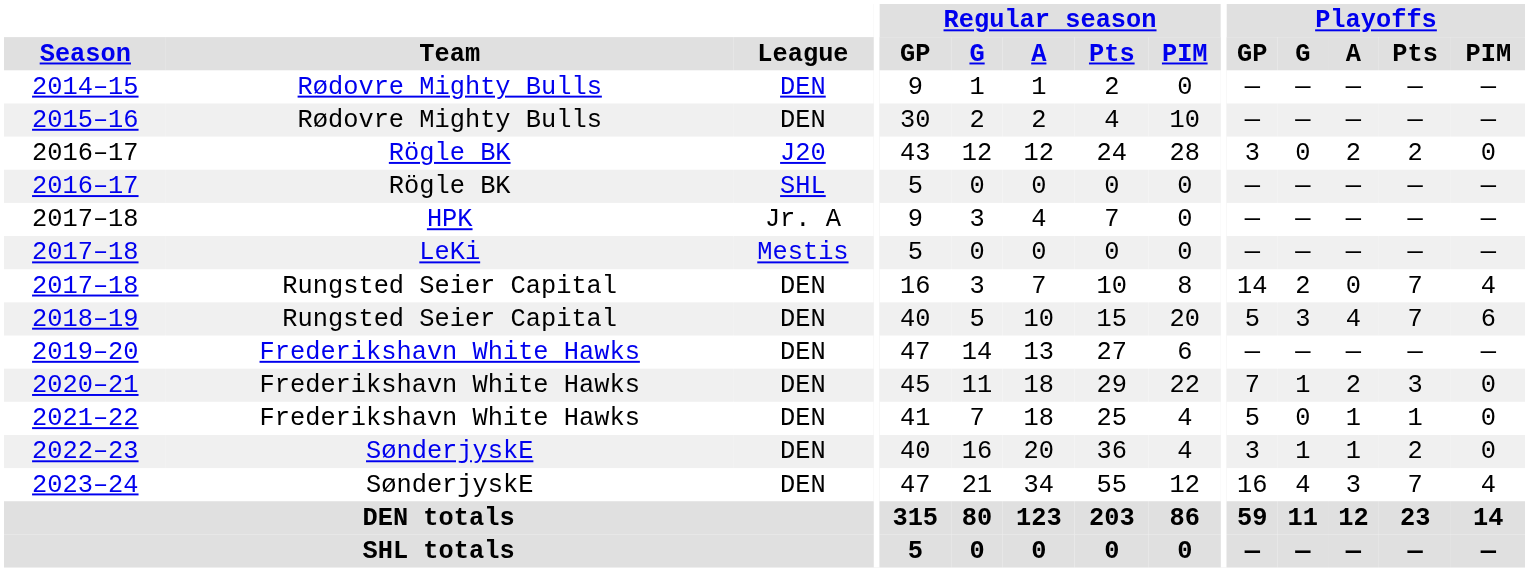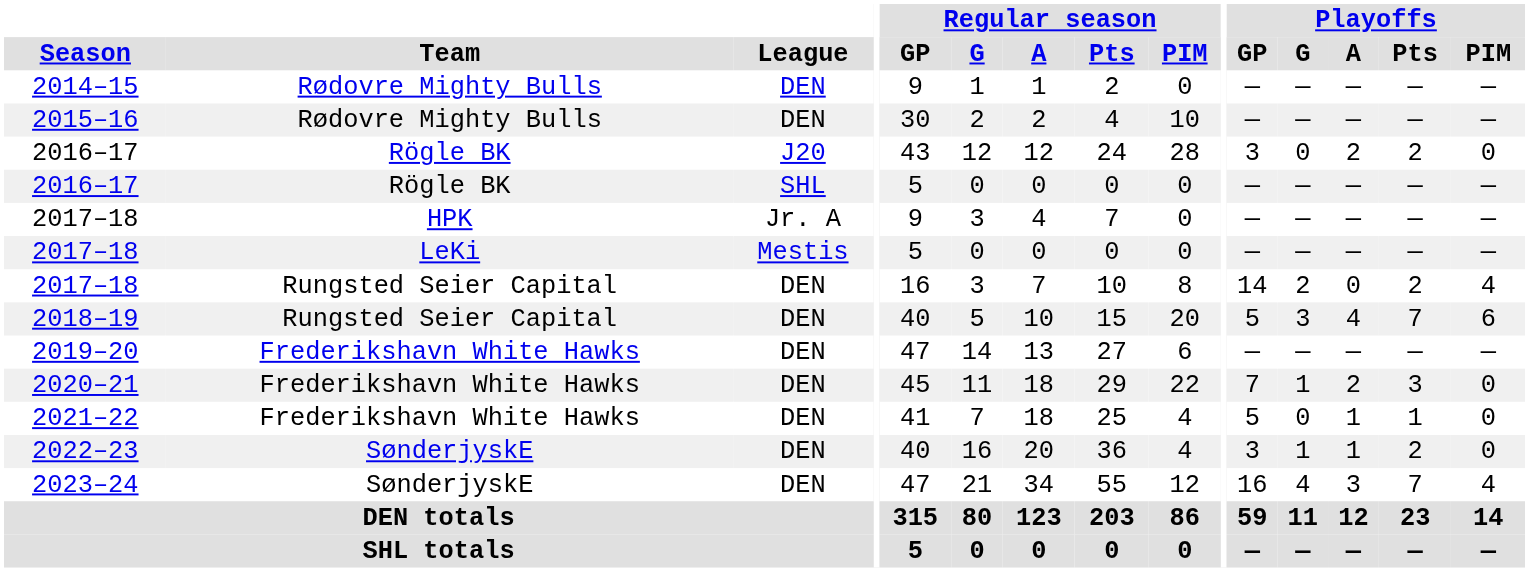(1415, 286) 7 -> (1415, 286) 2
